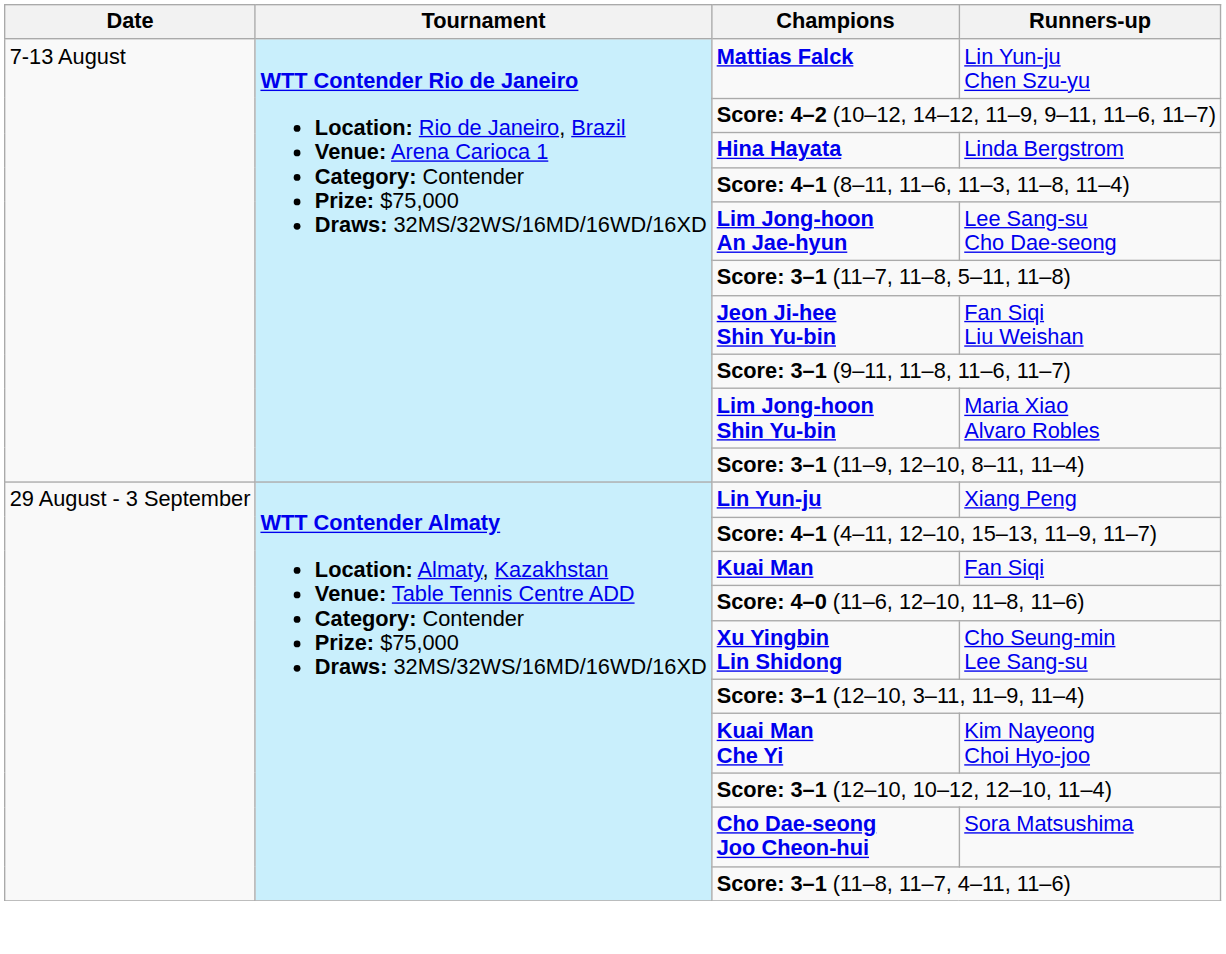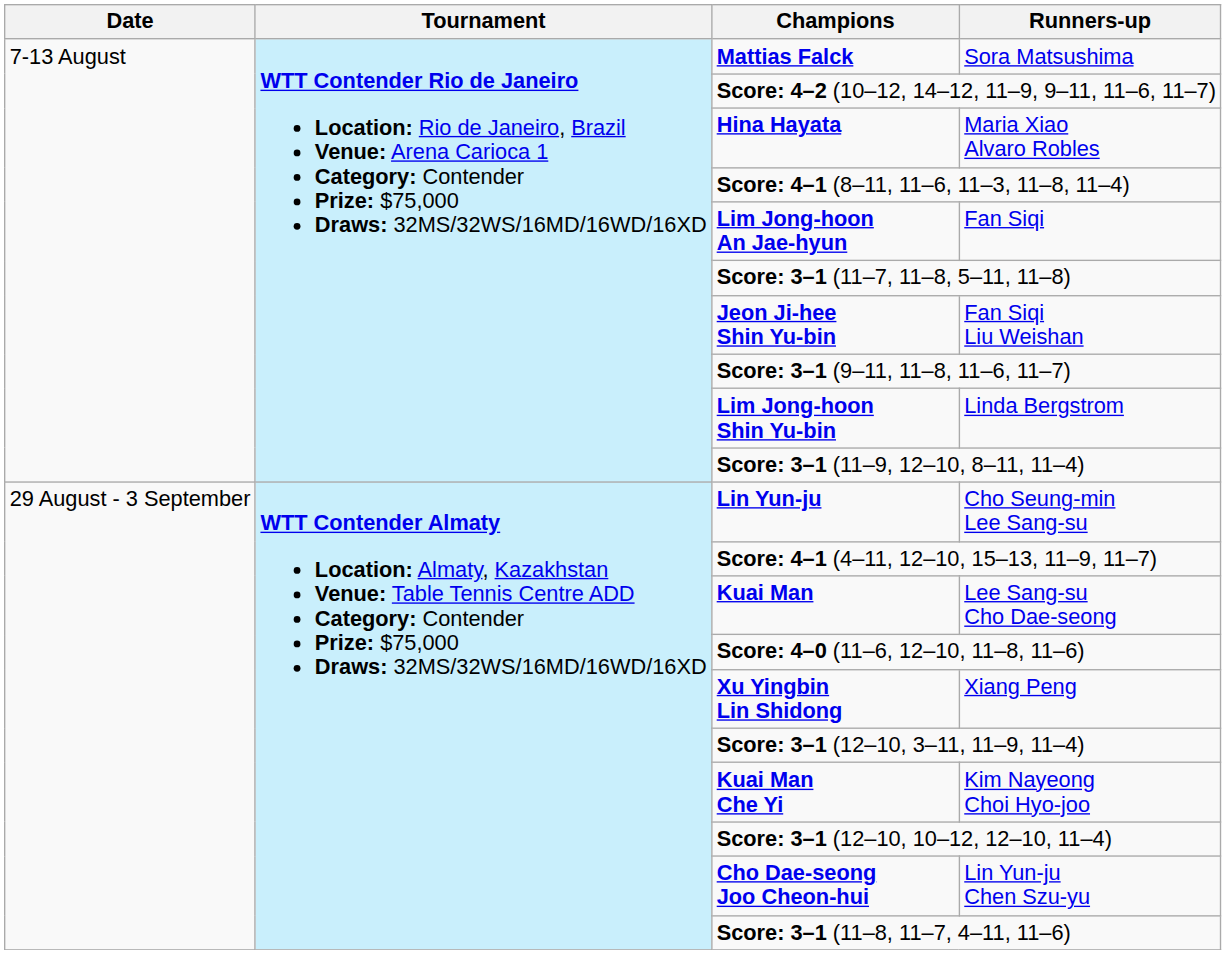(1027, 68) Lin Yun-ju Chen Szu-yu -> (1049, 56) Sora Matsushima
(1044, 149) Linda Bergstrom -> (1032, 137) Maria Xiao Alvaro Robles
(1040, 231) Lee Sang-su Cho Dae-seong -> (1004, 218) Fan Siqi
(1032, 418) Maria Xiao Alvaro Robles -> (1044, 405) Linda Bergstrom
(1021, 499) Xiang Peng -> (1040, 511) Cho Seung-min Lee Sang-su
(1004, 568) Fan Siqi -> (1040, 605) Lee Sang-su Cho Dae-seong
(1040, 649) Cho Seung-min Lee Sang-su -> (1021, 686) Xiang Peng
(1049, 824) Sora Matsushima -> (1027, 885) Lin Yun-ju Chen Szu-yu
